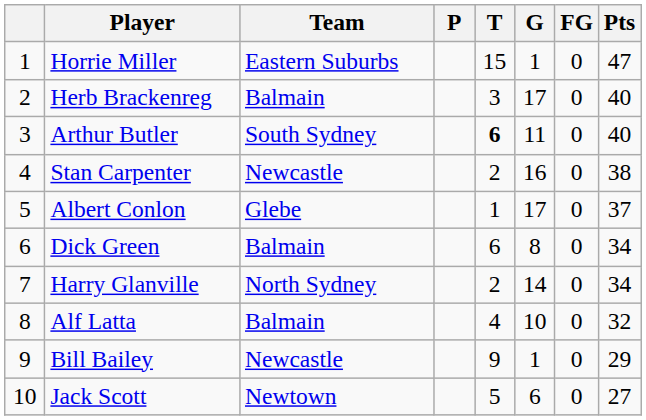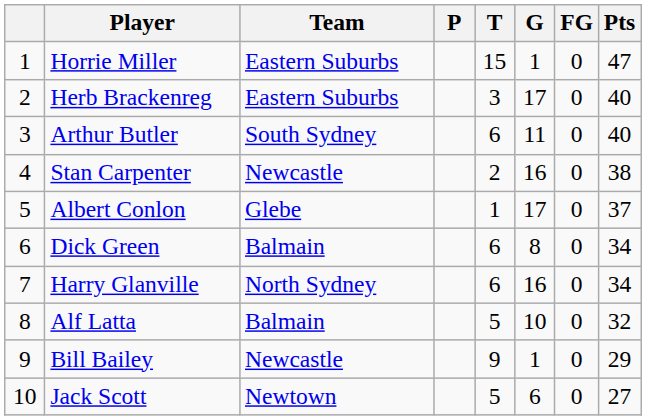(285, 97) Balmain -> (322, 97) Eastern Suburbs
(495, 135) bold -> (495, 135) normal
(495, 284) 2 -> (495, 284) 6
(535, 284) 14 -> (535, 284) 16
(495, 321) 4 -> (495, 321) 5
